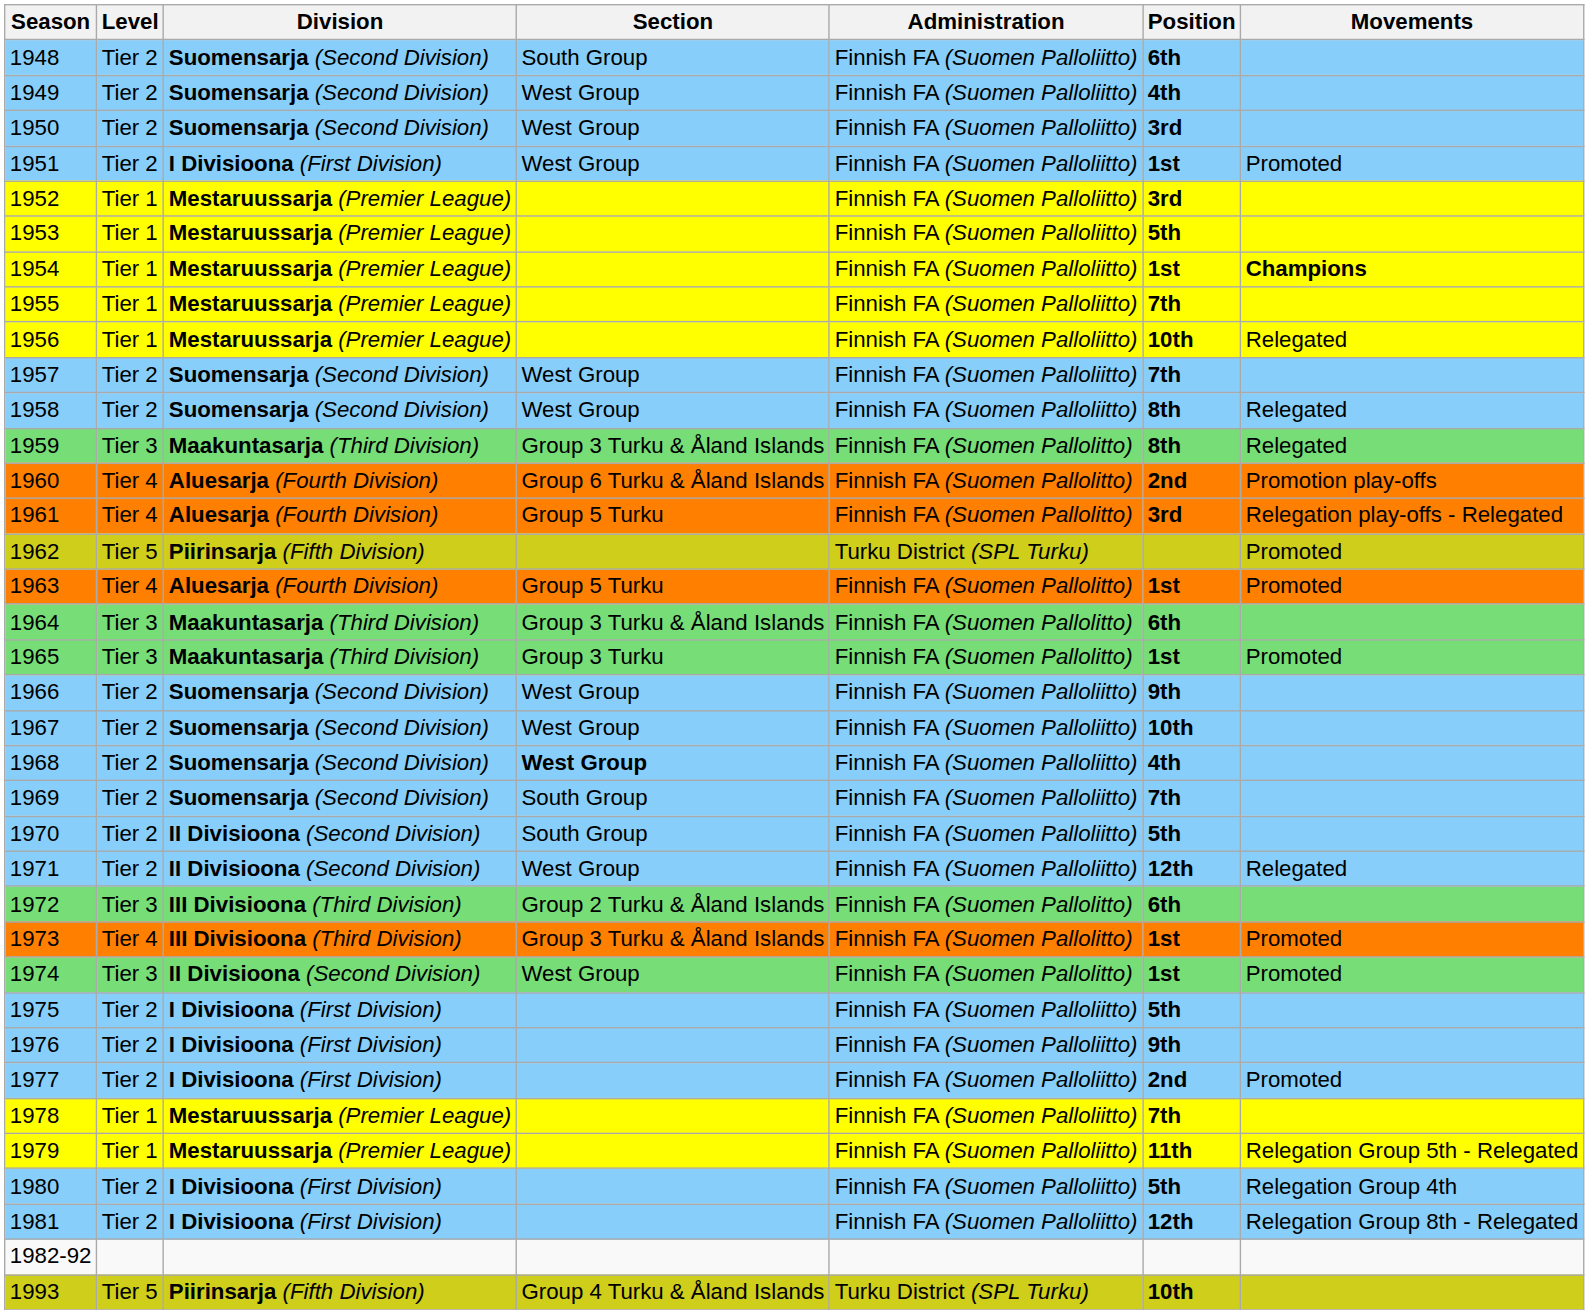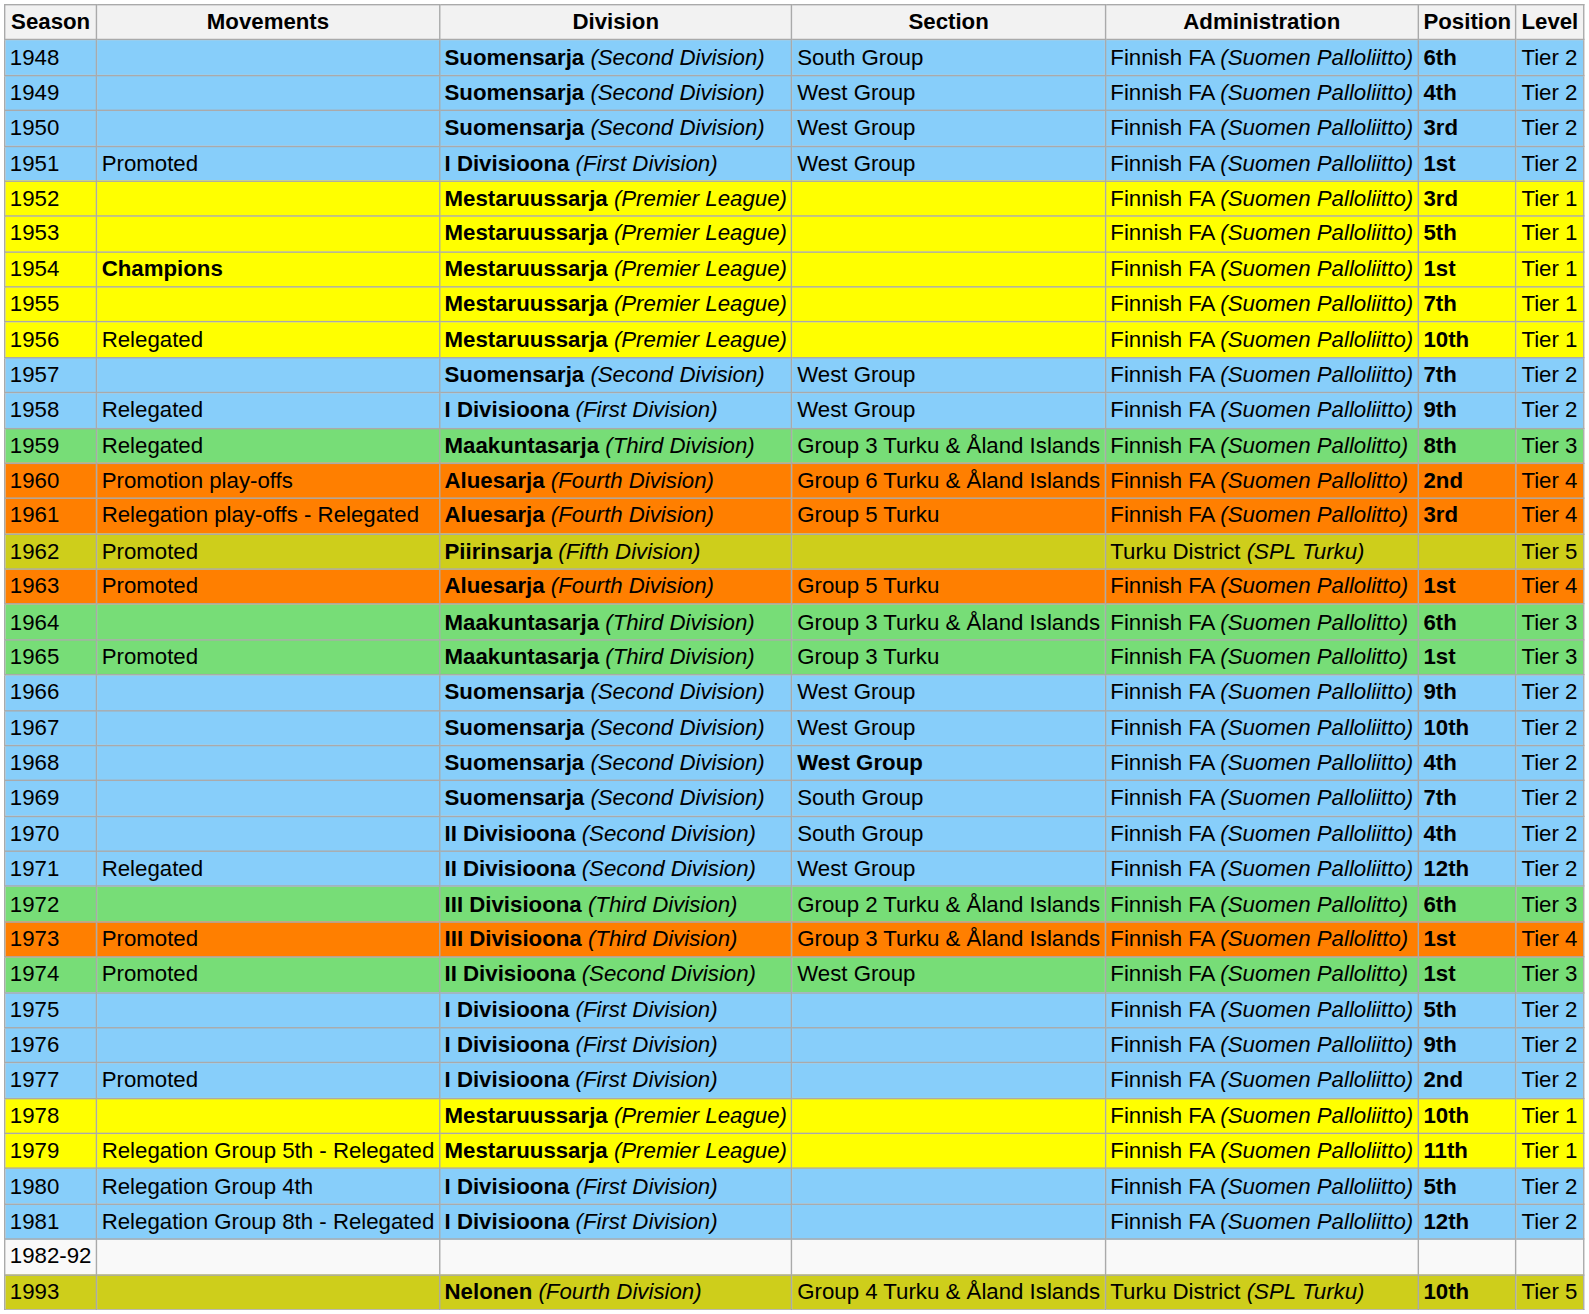columns swapped: (130, 22) <-> (1412, 22)
(329, 410) Suomensarja (Second Division) -> (581, 410) I Divisioona (First Division)
(1164, 410) 8th -> (1440, 410) 9th
(1164, 833) 5th -> (1440, 833) 4th
(1164, 1115) 7th -> (1446, 1115) 10th
(297, 1291) Piirinsarja (Fifth Division) -> (573, 1291) Nelonen (Fourth Division)
